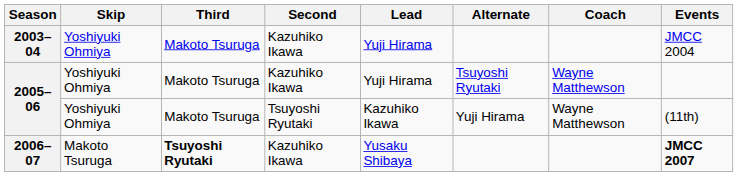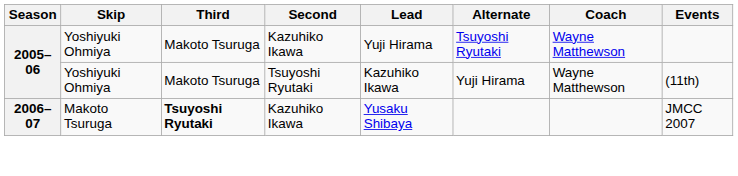- row: (33, 44)
(684, 153) bold -> (684, 116) normal
